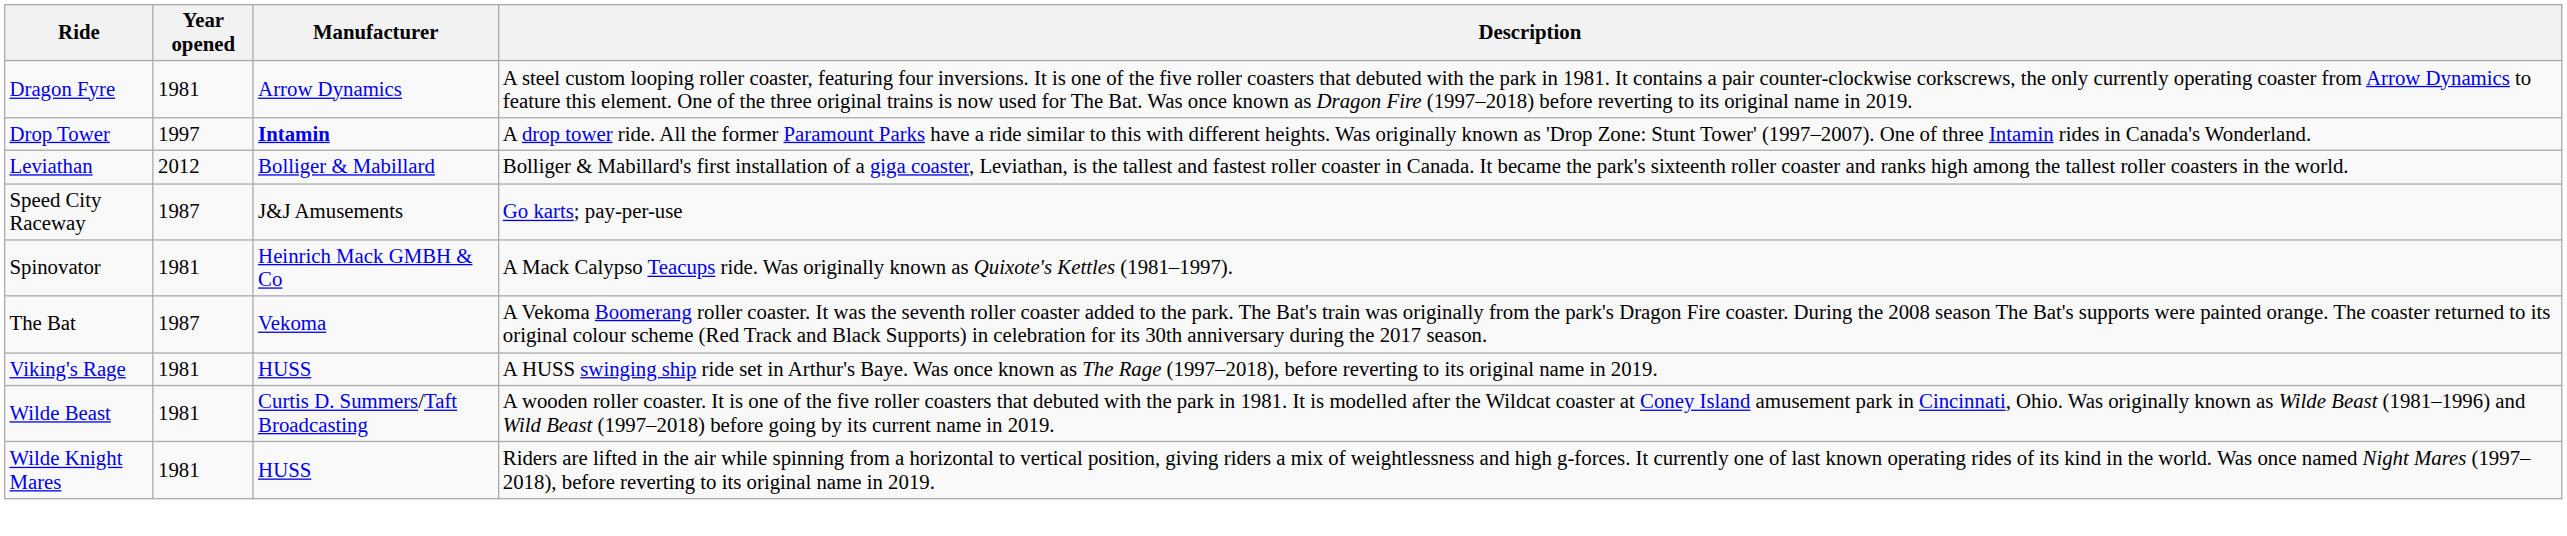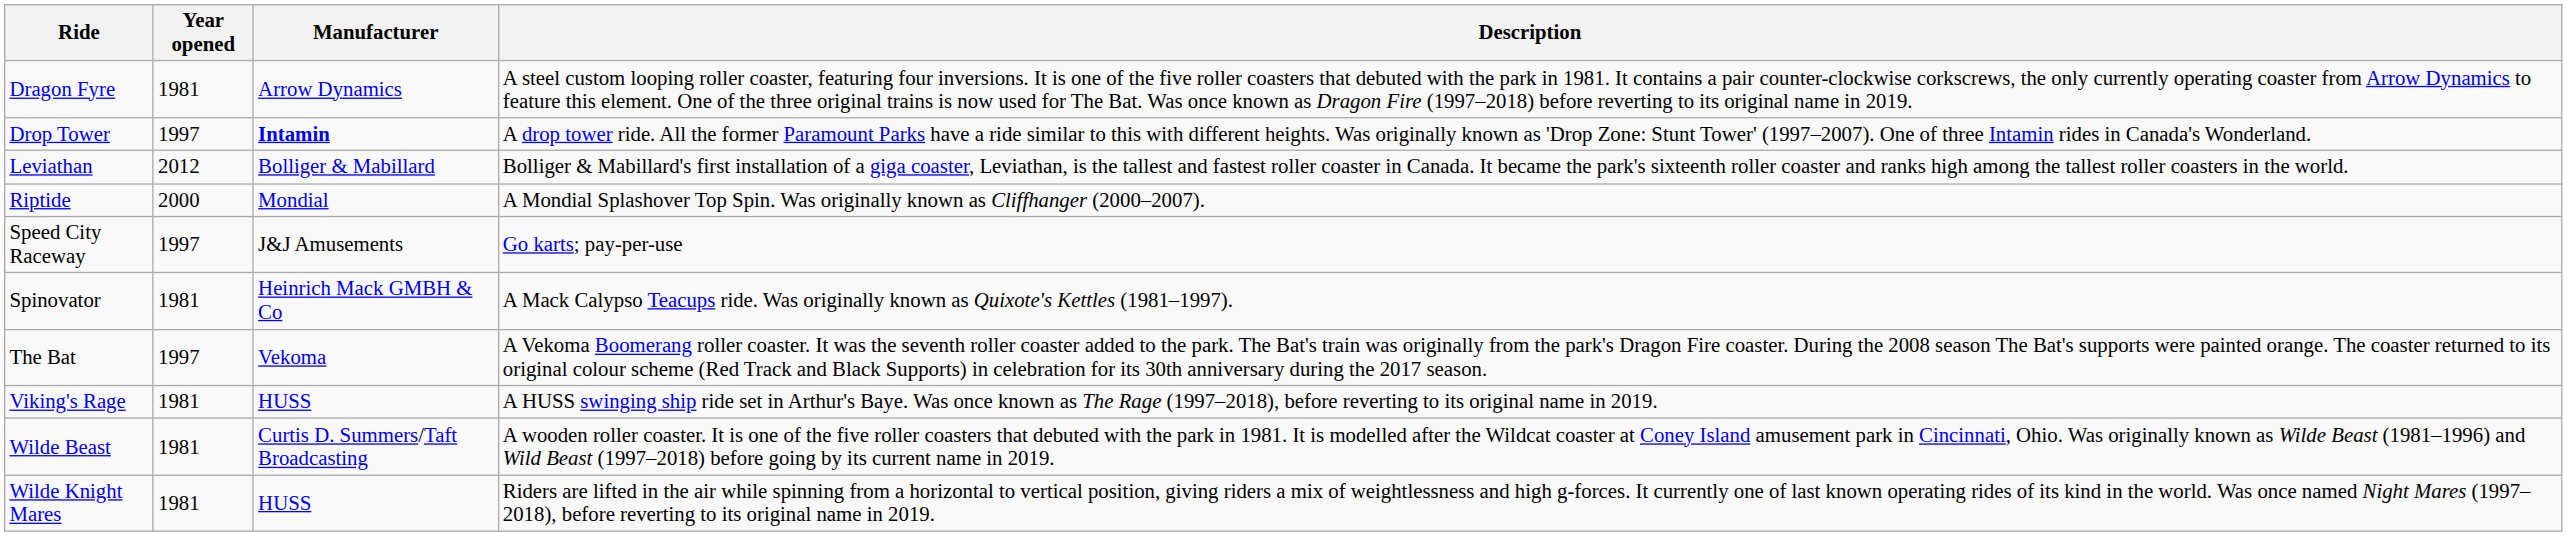+ row: (40, 199)
(179, 211) 1987 -> (179, 244) 1997
(179, 324) 1987 -> (179, 357) 1997
